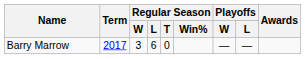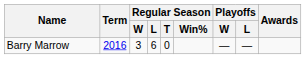(115, 45) 2017 -> (115, 45) 2016
